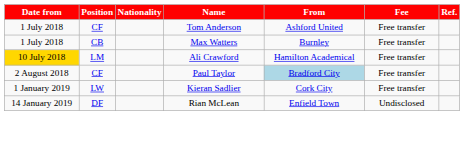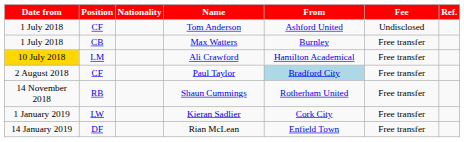(402, 27) Free transfer -> (402, 27) Undisclosed
+ row: (214, 93)
(402, 103) Undisclosed -> (402, 129) Free transfer
